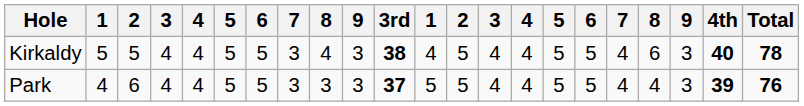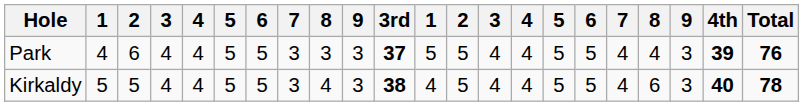rows swapped: (30, 85) <-> (45, 52)
